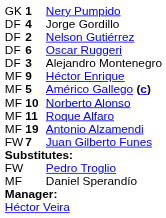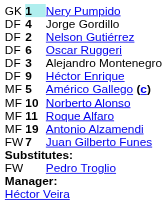(29, 11) no background -> (29, 11) paleturquoise background
(13, 76) MF -> (13, 76) DF
- row: (91, 181)
